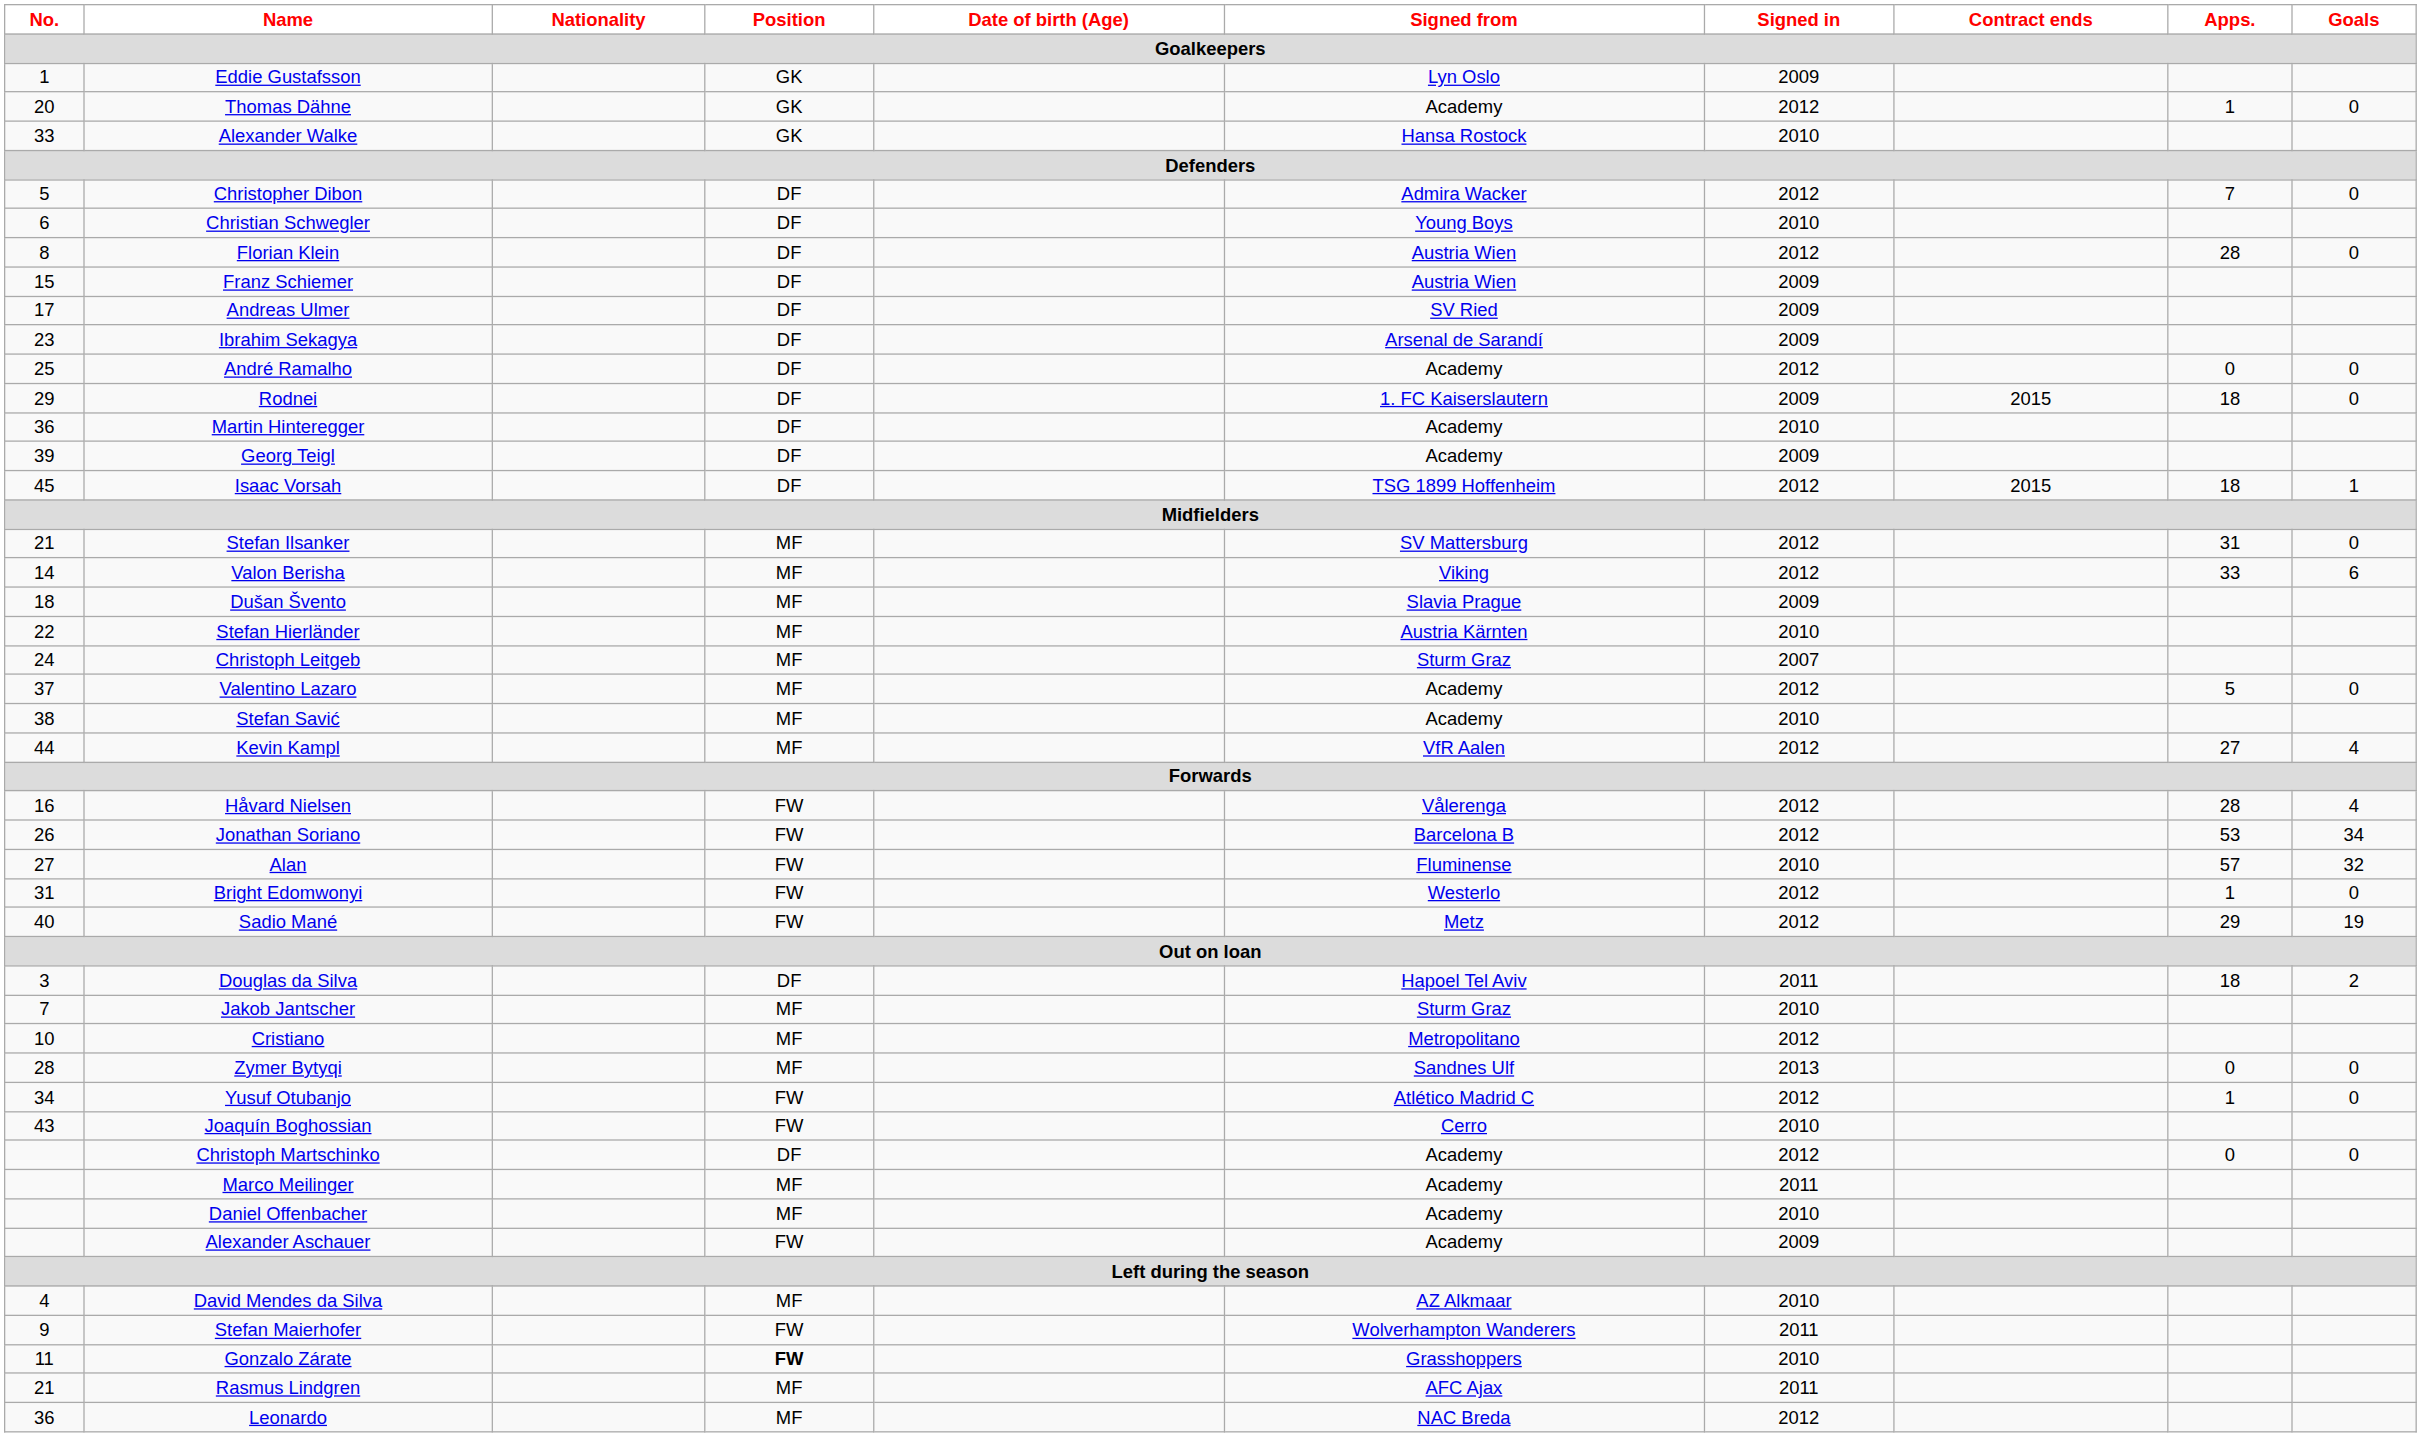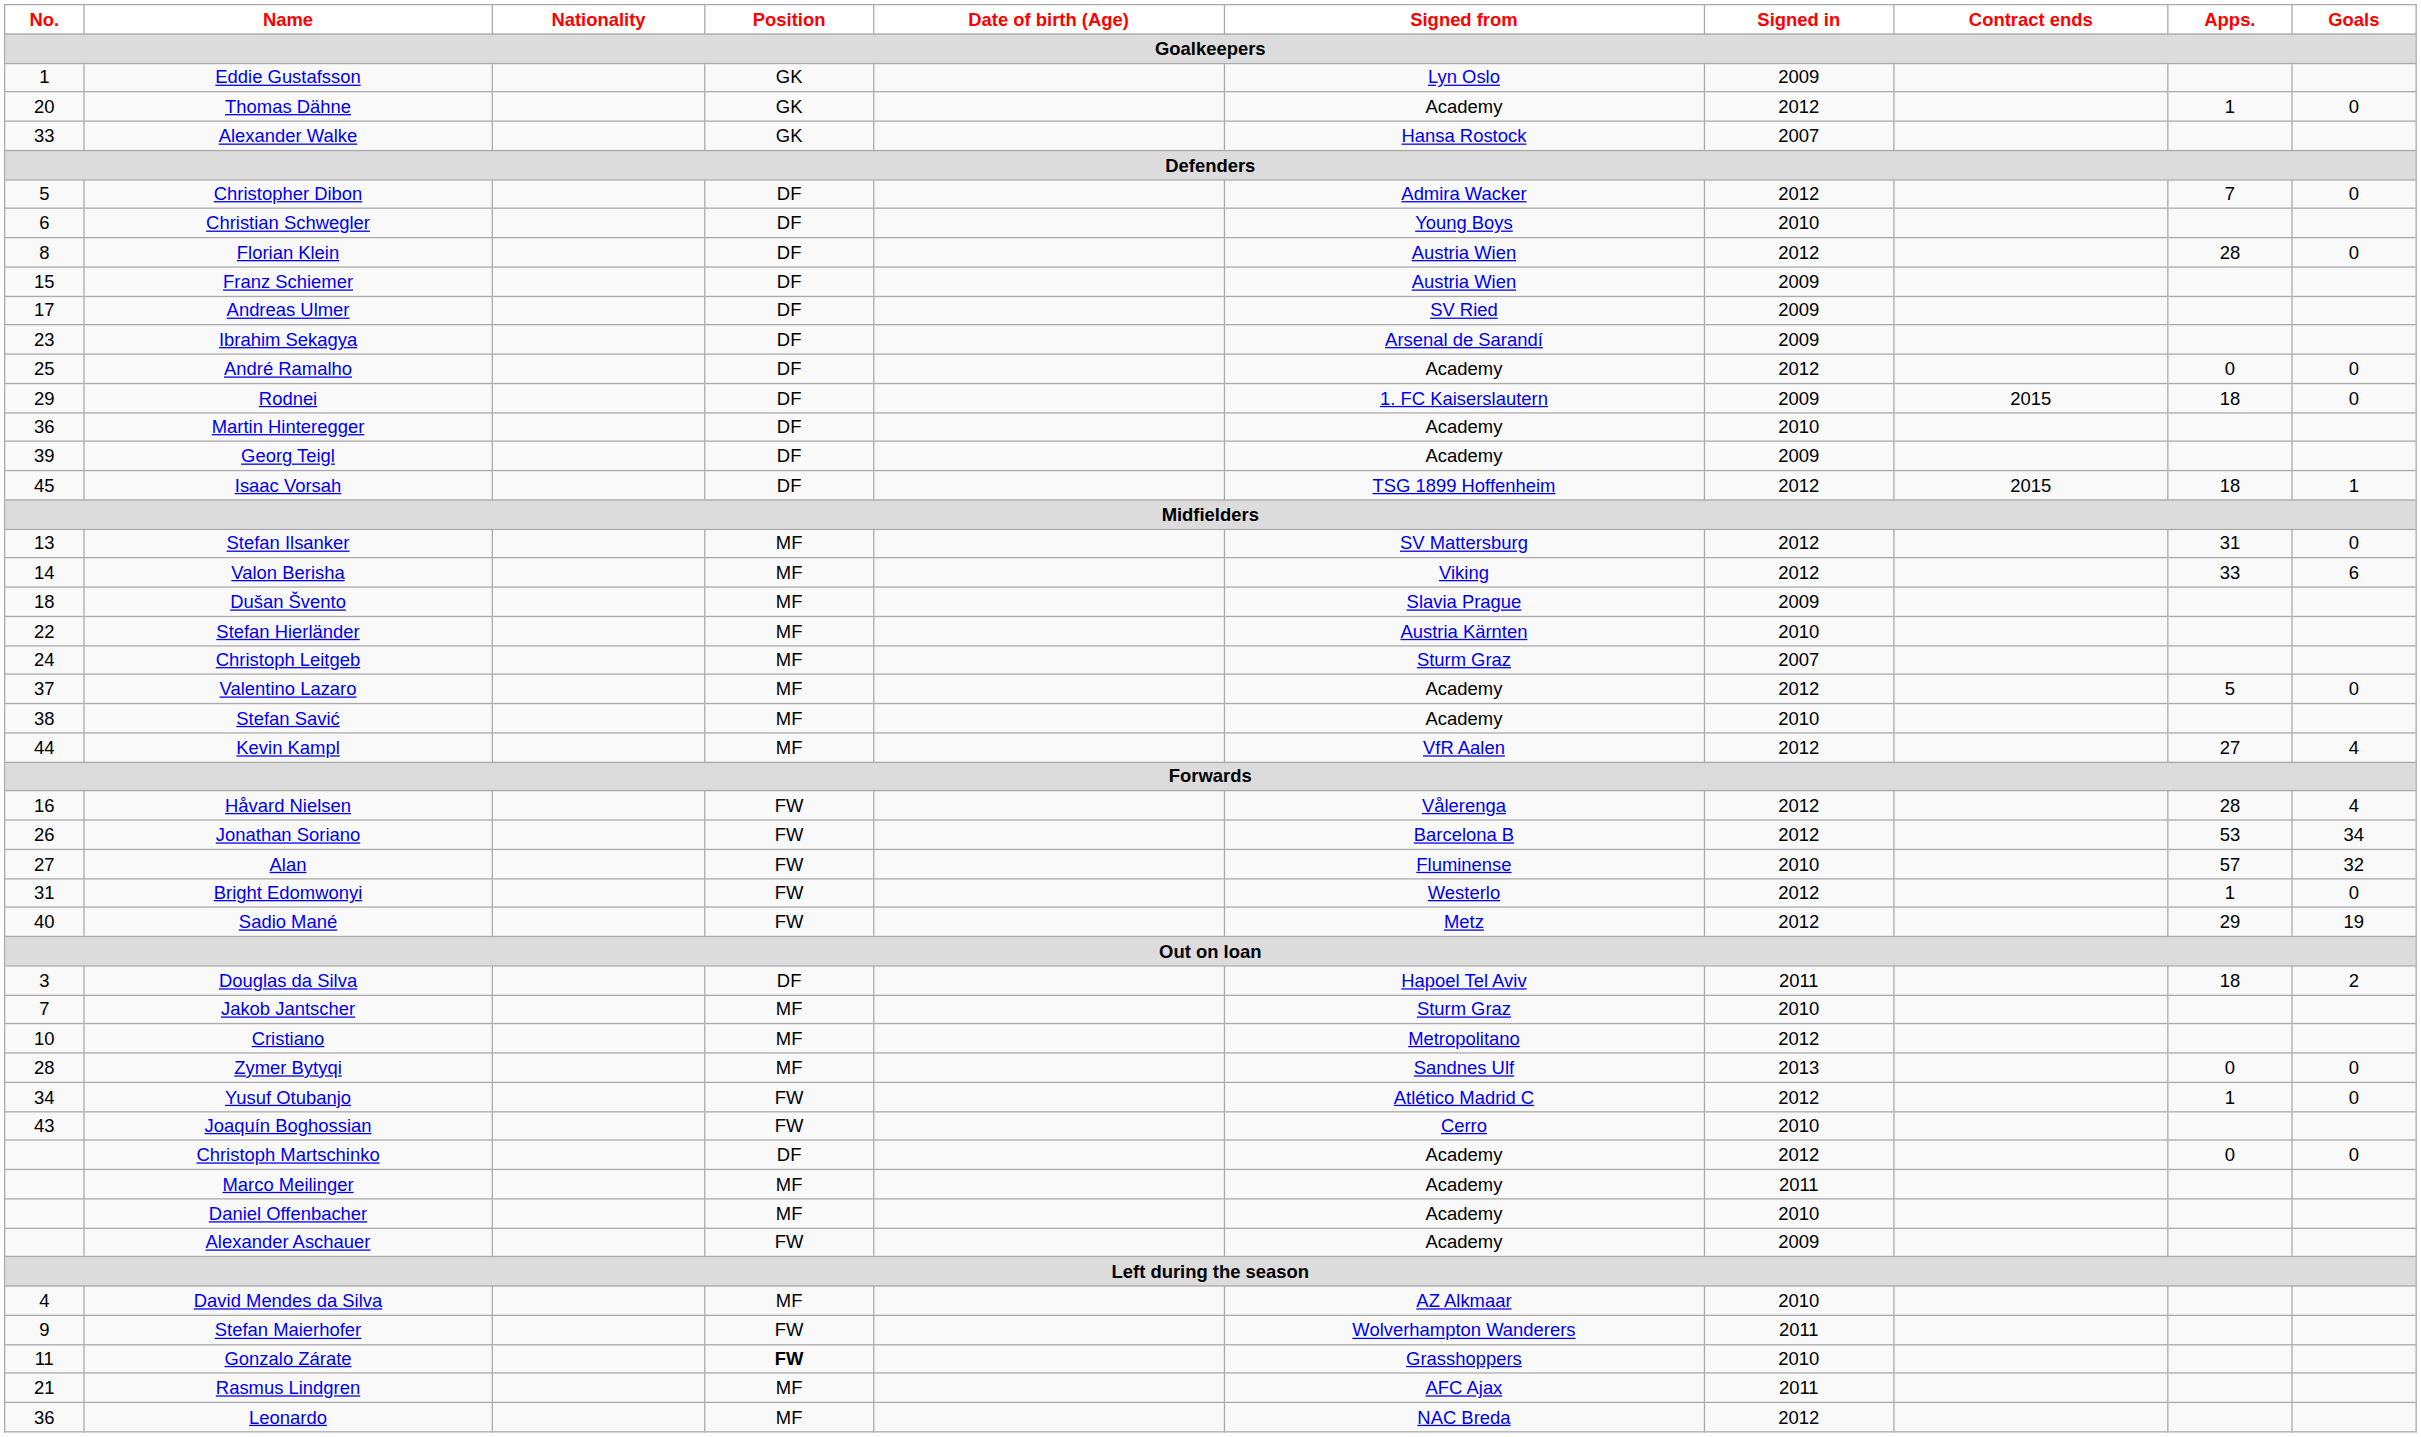(1799, 136) 2010 -> (1799, 136) 2007
(44, 544) 21 -> (44, 544) 13
